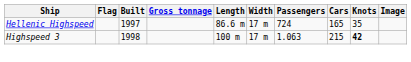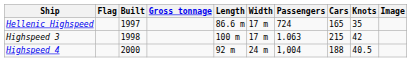(357, 37) bold -> (357, 37) normal
+ row: (33, 50)
